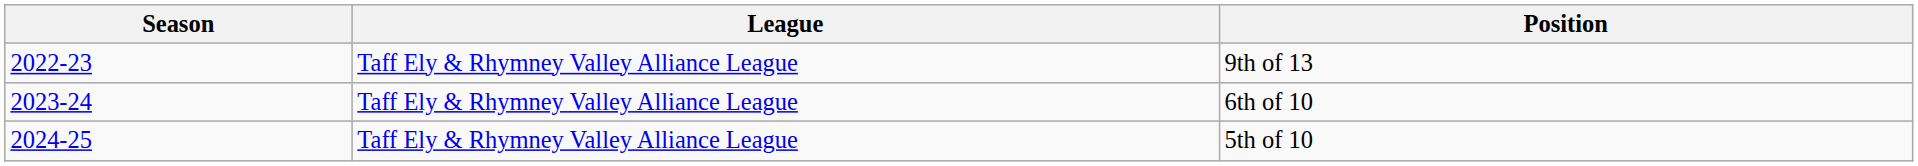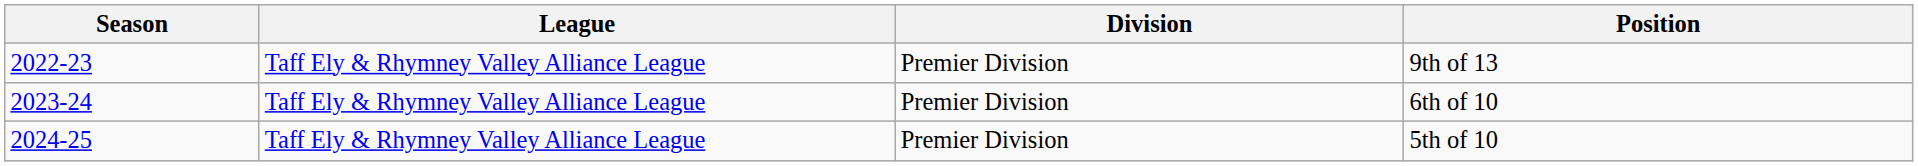+ column: (1149, 23)
